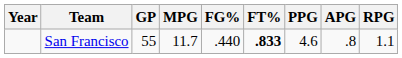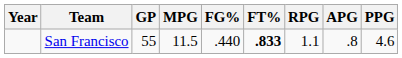columns swapped: (379, 16) <-> (303, 16)
(185, 41) 11.7 -> (185, 41) 11.5
